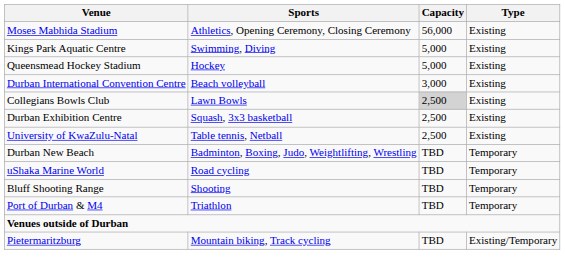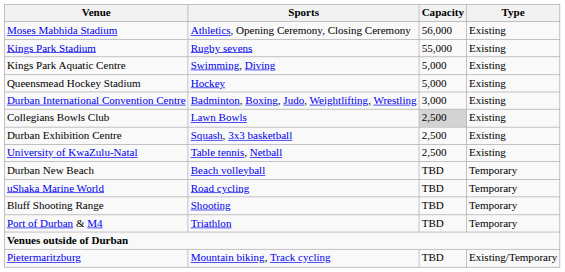+ row: (51, 48)
(228, 83) Beach volleyball -> (304, 100) Badminton, Boxing, Judo, Weightlifting, Wrestling
(304, 153) Badminton, Boxing, Judo, Weightlifting, Wrestling -> (228, 170) Beach volleyball
